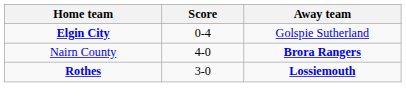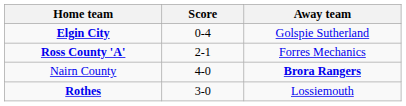+ row: (83, 52)
(322, 71) bold -> (322, 91) normal
